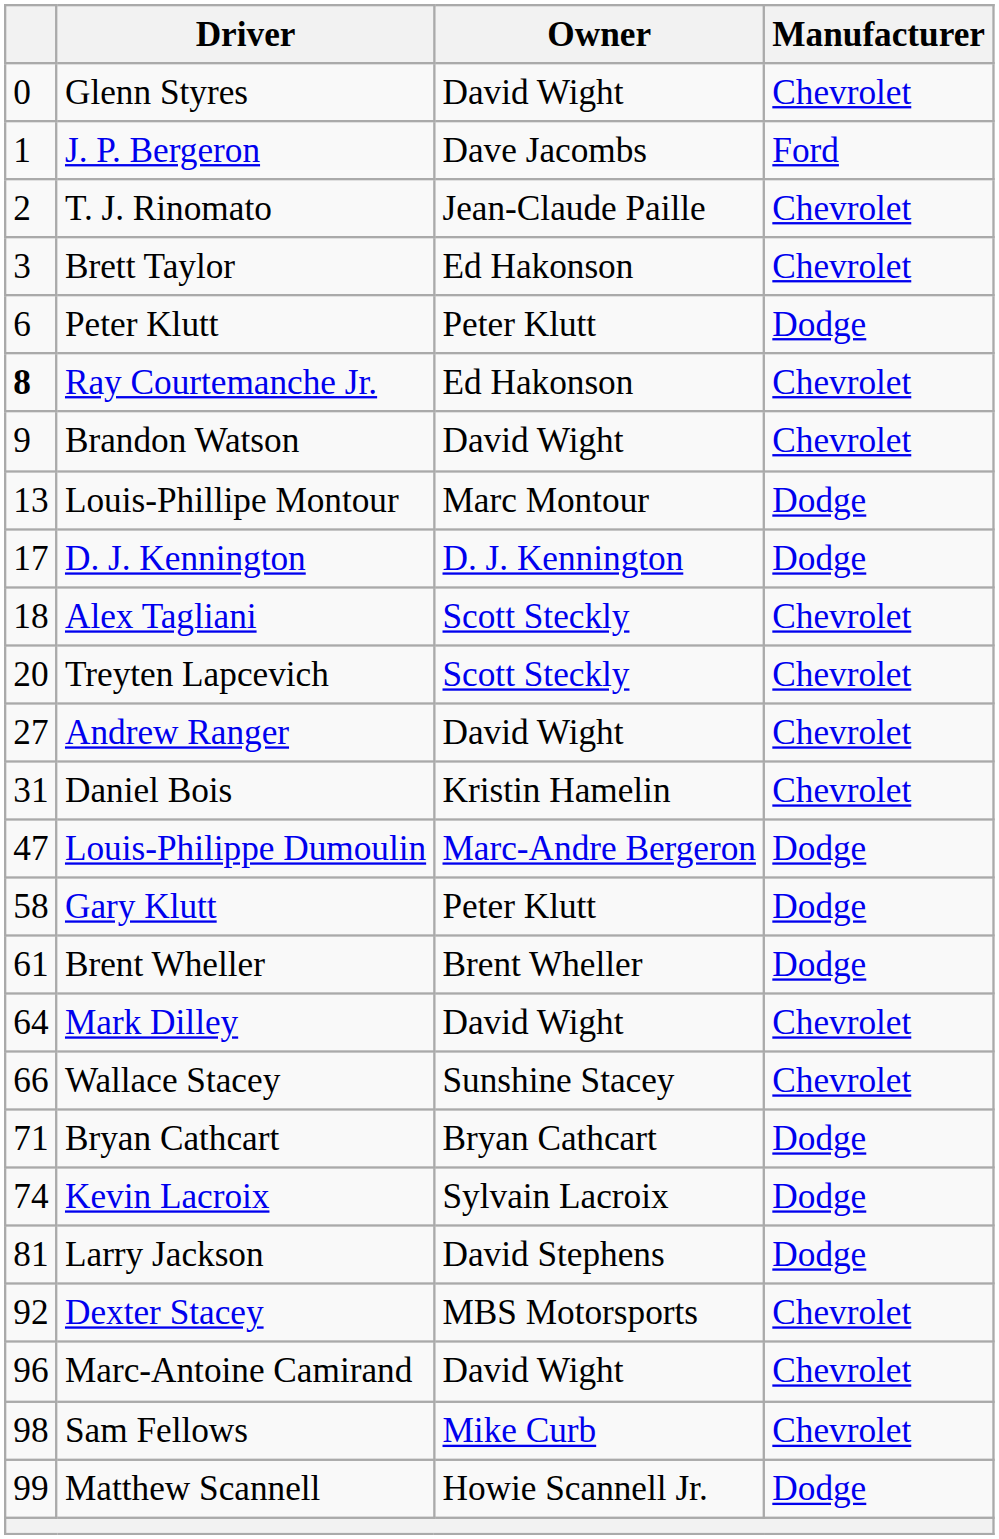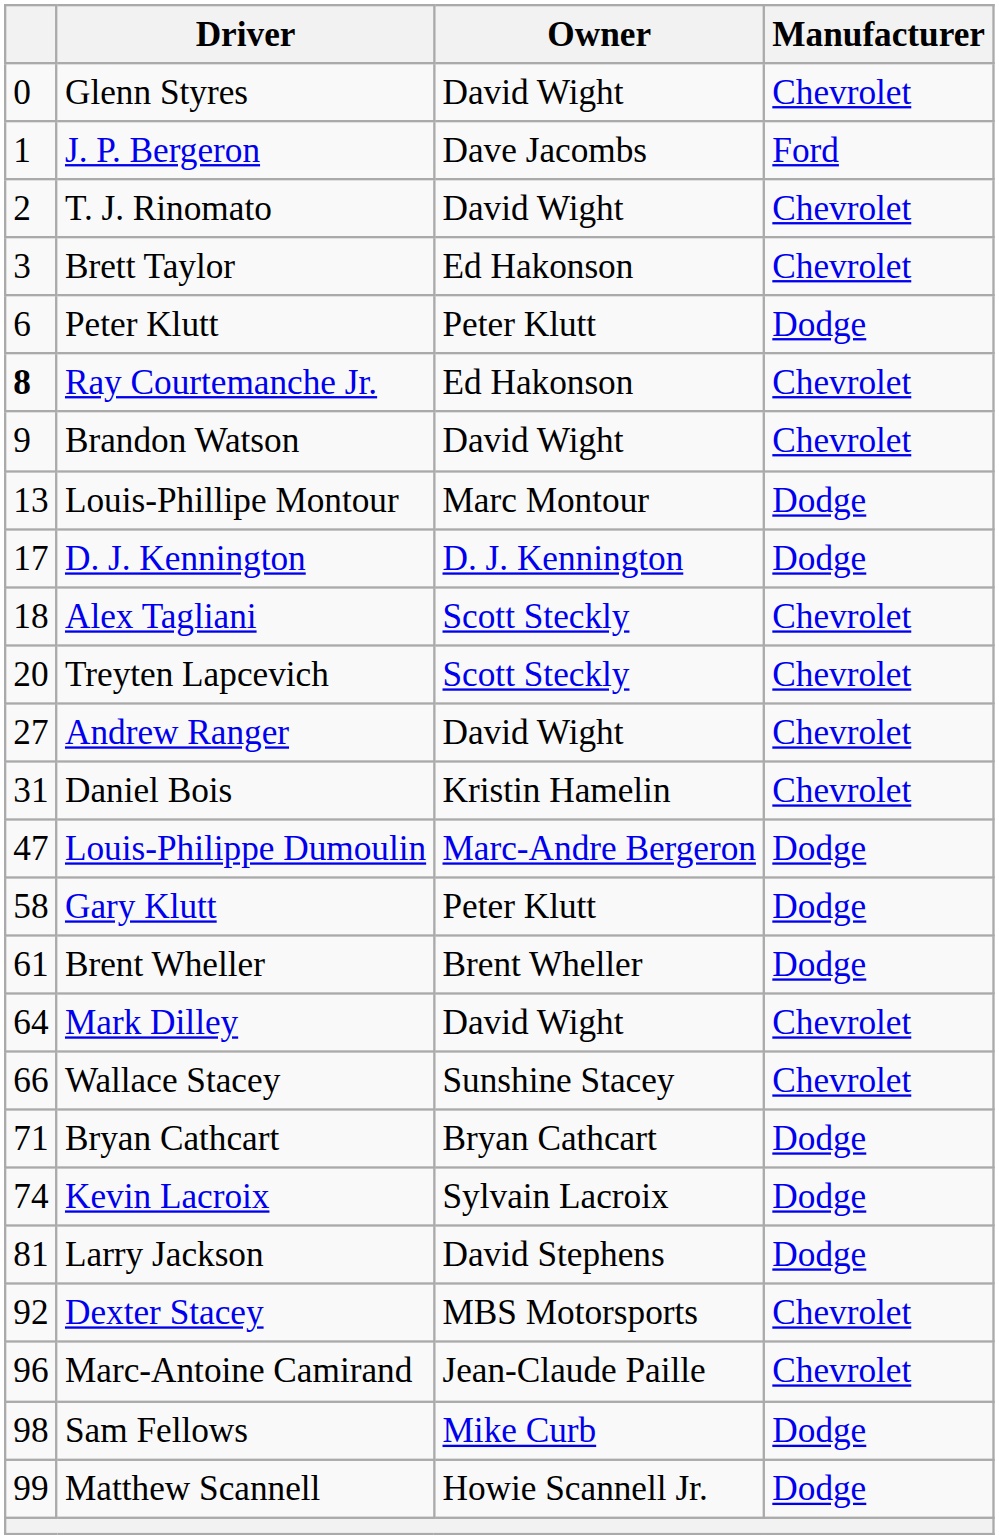(574, 208) Jean-Claude Paille -> (533, 208) David Wight
(533, 1371) David Wight -> (574, 1371) Jean-Claude Paille
(842, 1429) Chevrolet -> (819, 1429) Dodge
